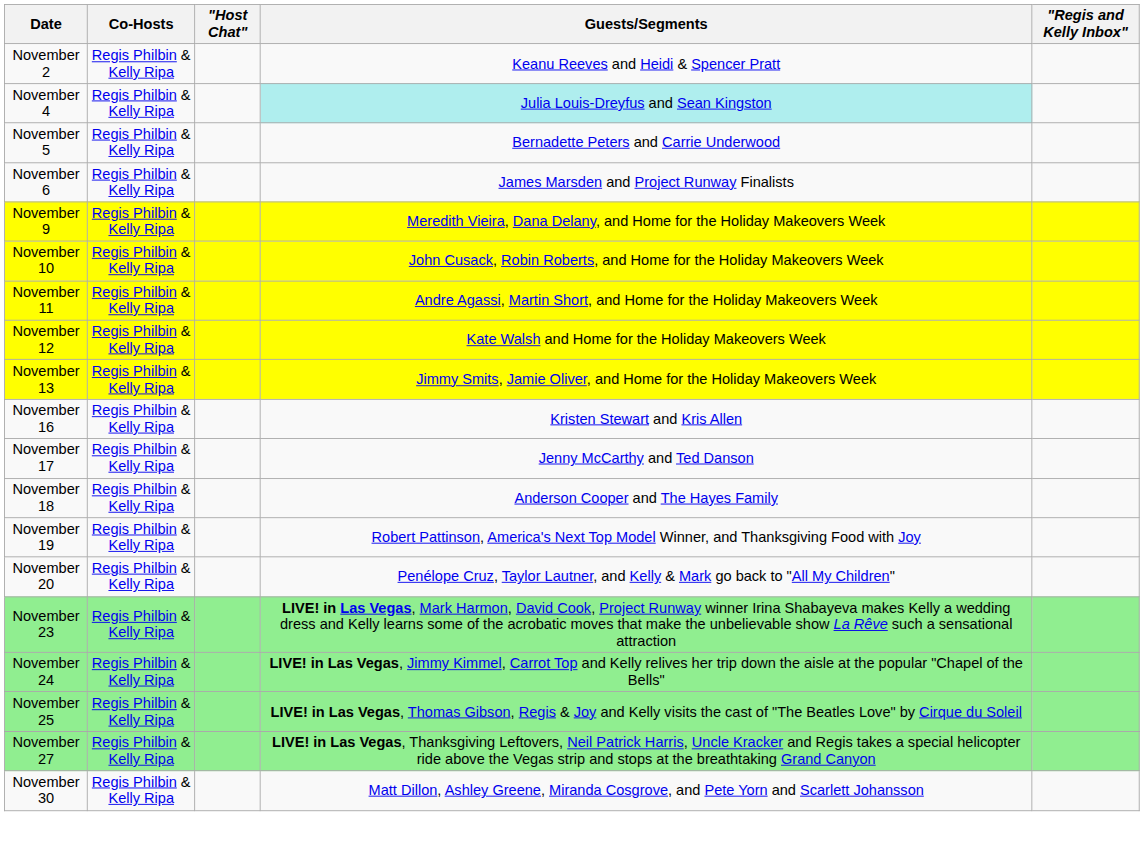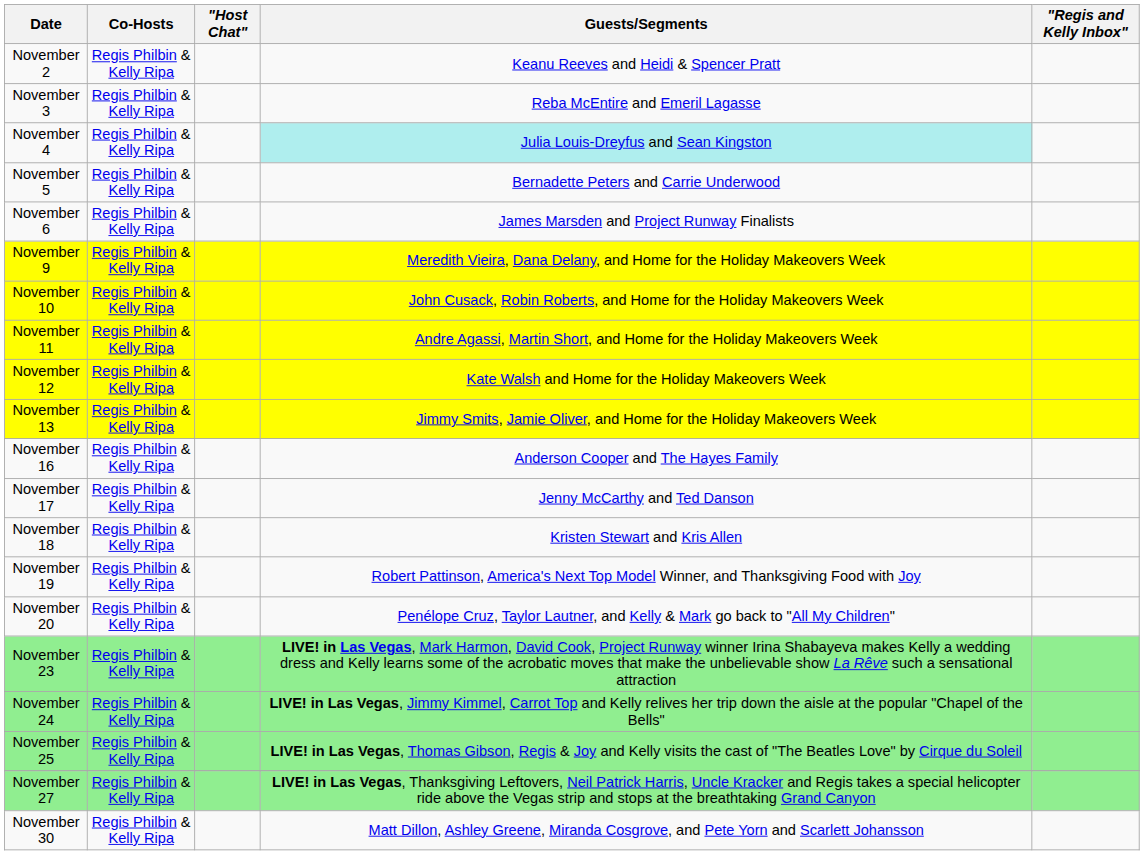+ row: (46, 103)
(646, 418) Kristen Stewart and Kris Allen -> (646, 458) Anderson Cooper and The Hayes Family
(646, 497) Anderson Cooper and The Hayes Family -> (646, 537) Kristen Stewart and Kris Allen
